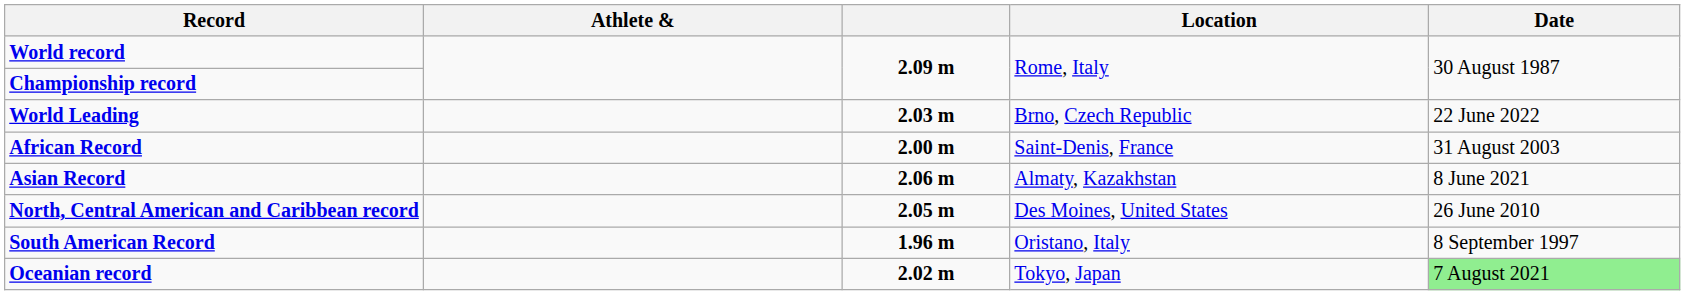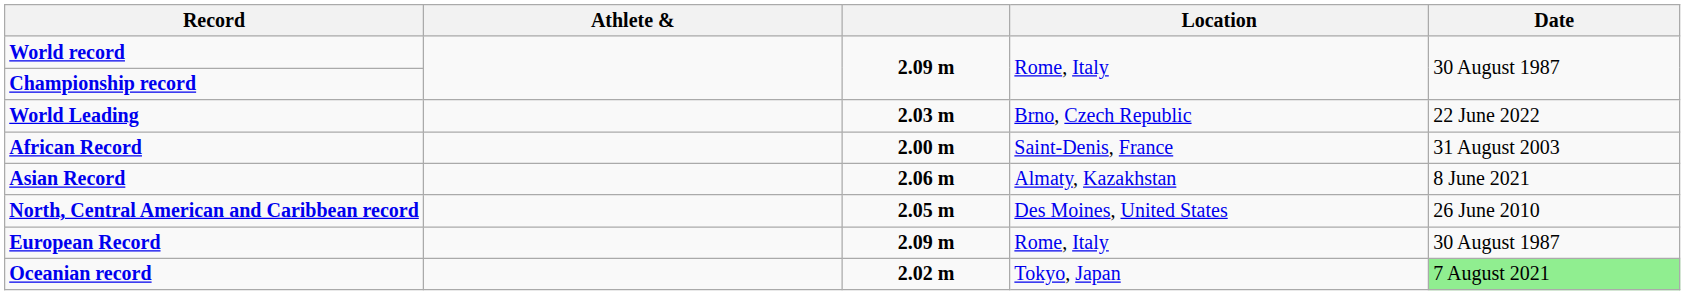- row: (112, 242)
+ row: (85, 242)
